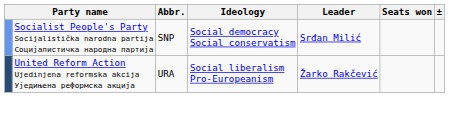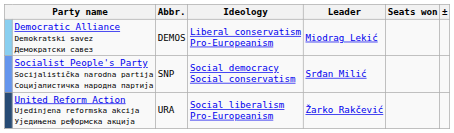+ row: (67, 38)
